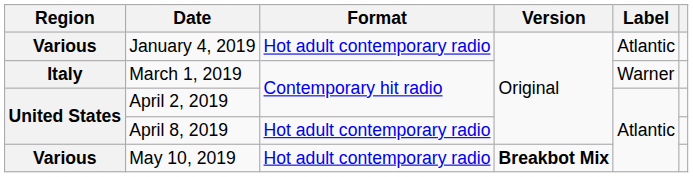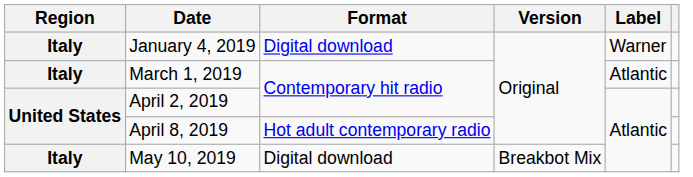(65, 46) Various -> (65, 46) Italy
(377, 46) Hot adult contemporary radio -> (328, 46) Digital download
(646, 46) Atlantic -> (638, 46) Warner
(646, 74) Warner -> (638, 74) Atlantic
(65, 158) Various -> (65, 158) Italy
(377, 158) Hot adult contemporary radio -> (328, 158) Digital download
(554, 158) bold -> (550, 158) normal
